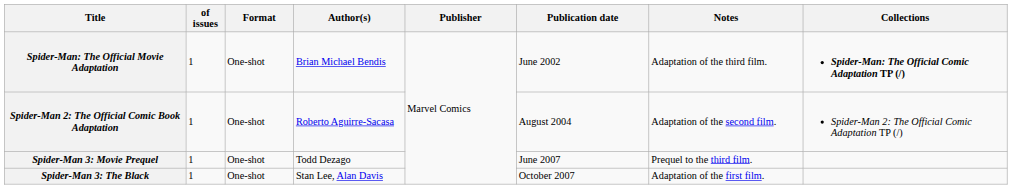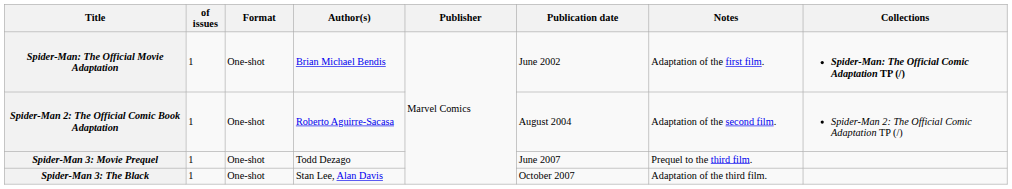(709, 62) Adaptation of the third film. -> (708, 62) Adaptation of the first film.
(708, 176) Adaptation of the first film. -> (709, 176) Adaptation of the third film.
